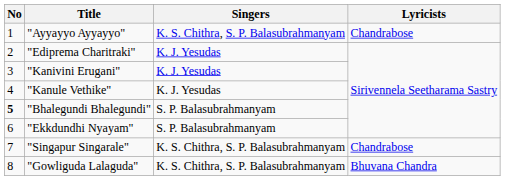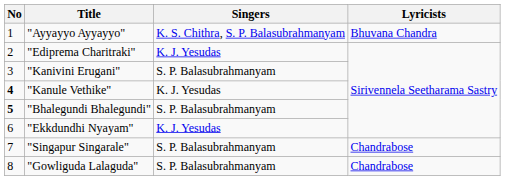(382, 33) Chandrabose -> (394, 33) Bhuvana Chandra
(188, 71) K. J. Yesudas -> (216, 71) S. P. Balasubrahmanyam
(10, 90) normal -> (10, 90) bold
(216, 128) S. P. Balasubrahmanyam -> (188, 128) K. J. Yesudas
(251, 147) K. S. Chithra, S. P. Balasubrahmanyam -> (216, 147) S. P. Balasubrahmanyam
(251, 166) K. S. Chithra, S. P. Balasubrahmanyam -> (216, 166) S. P. Balasubrahmanyam
(394, 166) Bhuvana Chandra -> (382, 166) Chandrabose
